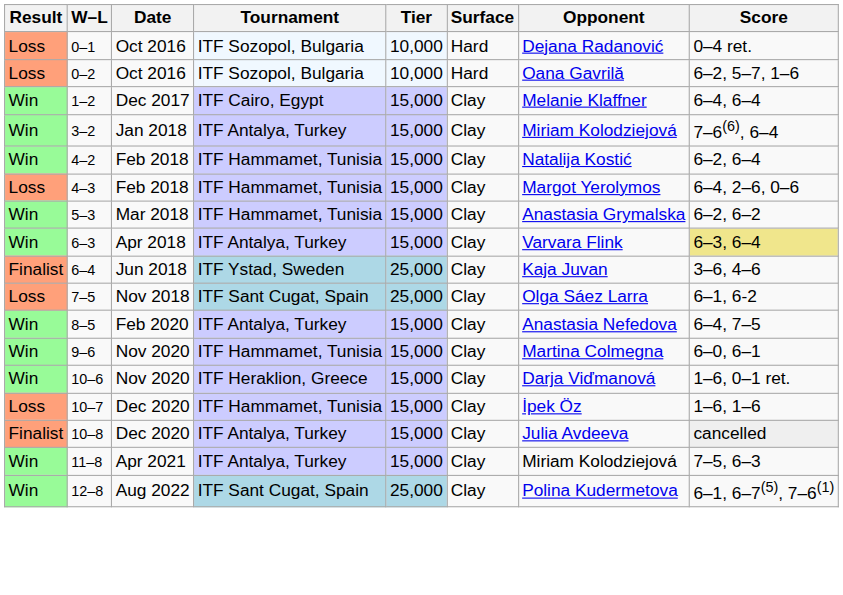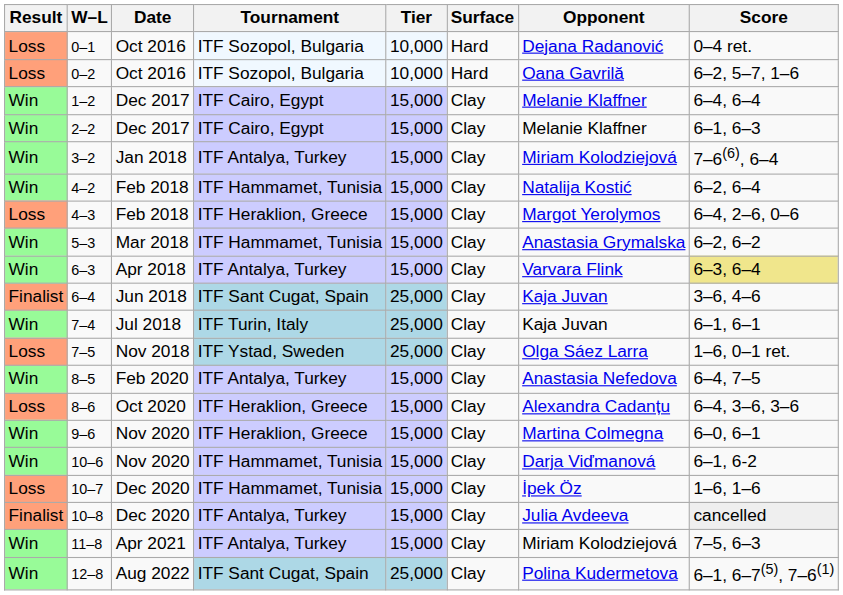+ row: (83, 128)
(290, 187) ITF Hammamet, Tunisia -> (283, 214) ITF Heraklion, Greece
(271, 269) ITF Ystad, Sweden -> (283, 296) ITF Sant Cugat, Spain
+ row: (83, 325)
(283, 296) ITF Sant Cugat, Spain -> (271, 351) ITF Ystad, Sweden
(725, 296) 6–1, 6-2 -> (742, 351) 1–6, 0–1 ret.
+ row: (83, 407)
(290, 351) ITF Hammamet, Tunisia -> (283, 433) ITF Heraklion, Greece
(283, 379) ITF Heraklion, Greece -> (290, 461) ITF Hammamet, Tunisia
(742, 379) 1–6, 0–1 ret. -> (725, 461) 6–1, 6-2
